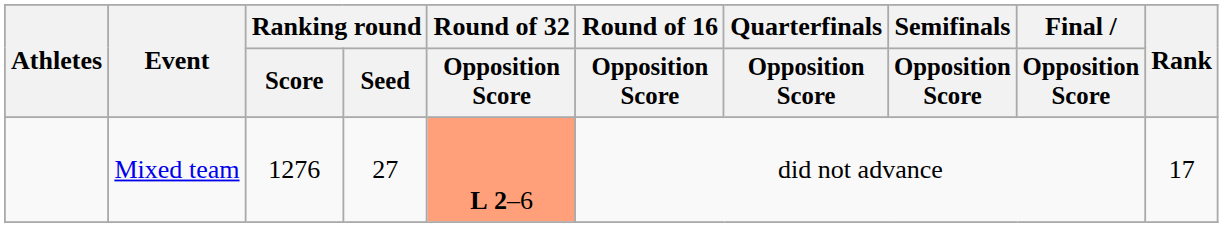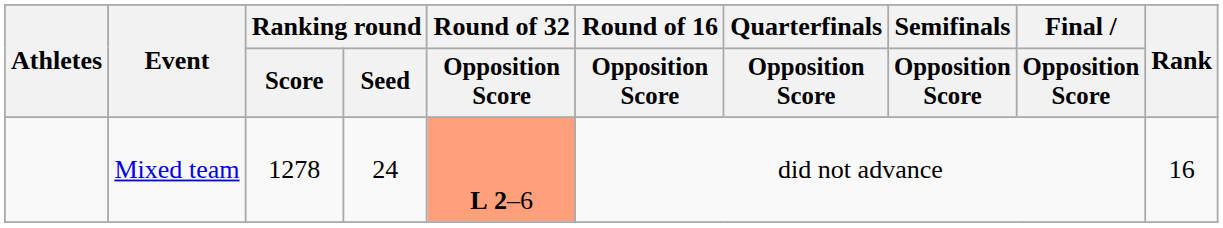(294, 169) 1276 -> (294, 169) 1278
(385, 169) 27 -> (385, 169) 24
(1182, 169) 17 -> (1182, 169) 16
